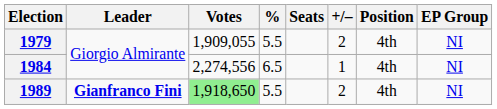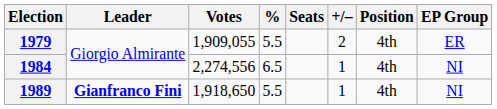(455, 41) NI -> (455, 41) ER
(224, 91) lightgreen background -> (224, 91) no background
(342, 92) 2 -> (342, 92) 1
